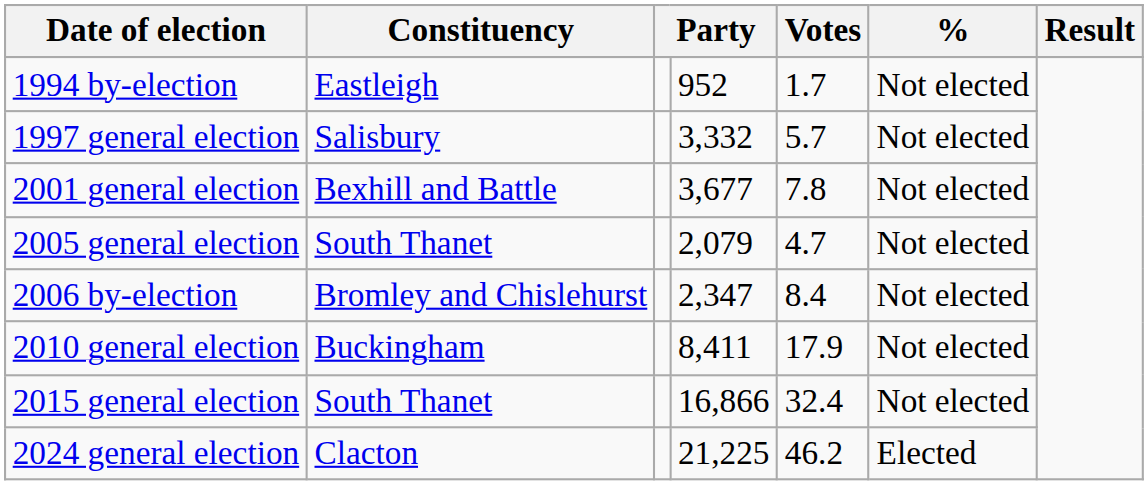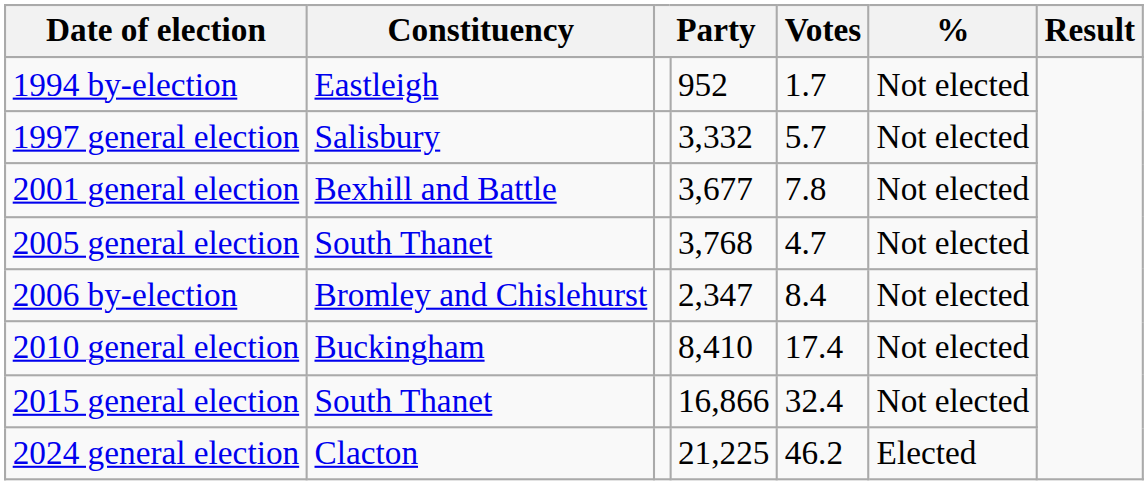(715, 242) 2,079 -> (715, 242) 3,768
(715, 347) 8,411 -> (715, 347) 8,410
(814, 347) 17.9 -> (814, 347) 17.4
